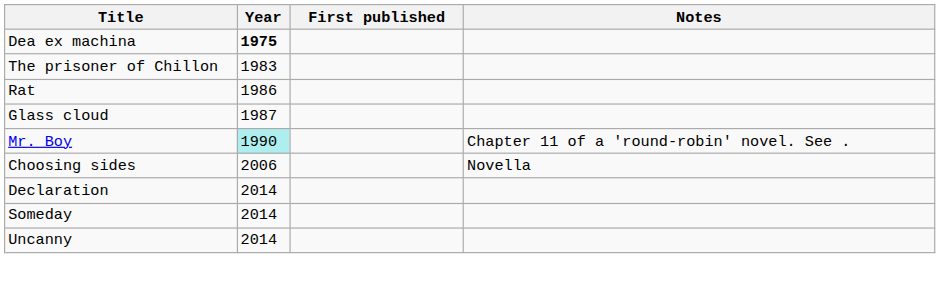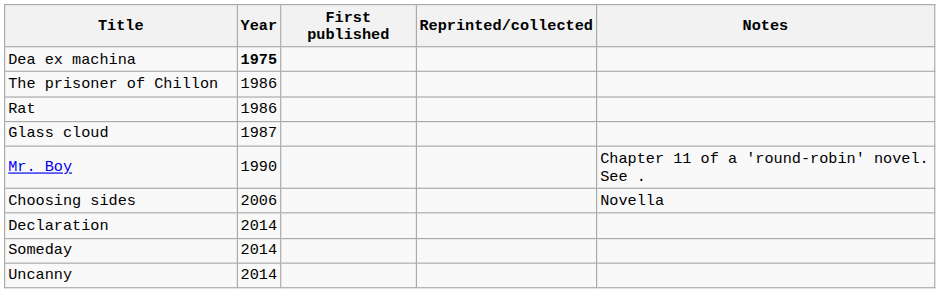+ column: (506, 26)
(259, 67) 1983 -> (259, 84) 1986
(259, 141) paleturquoise background -> (259, 167) no background
